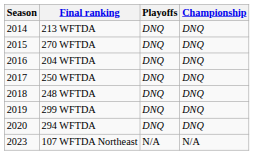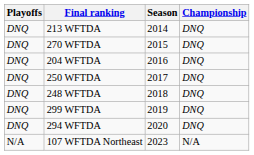columns swapped: (22, 12) <-> (160, 12)
